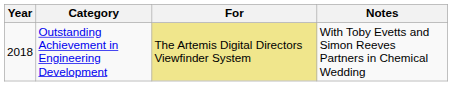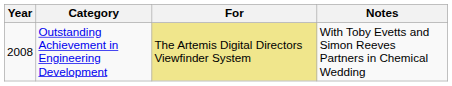(20, 51) 2018 -> (20, 51) 2008
